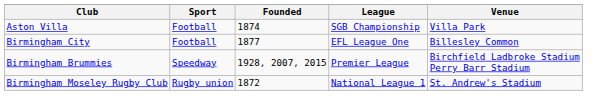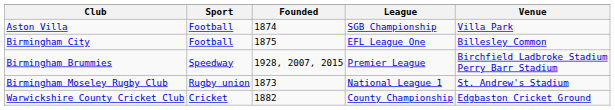(249, 42) 1877 -> (265, 42) 1875
(249, 83) 1872 -> (265, 83) 1873
+ row: (95, 98)
